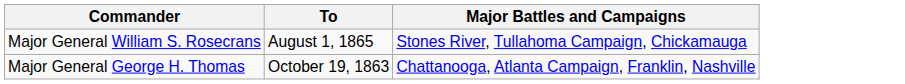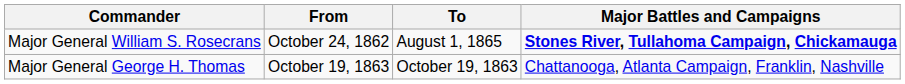+ column: (329, 16)
(572, 41) normal -> (711, 41) bold
